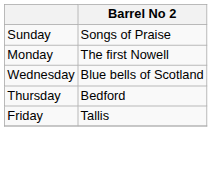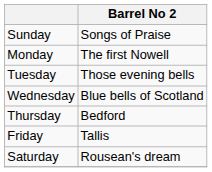+ row: (32, 75)
+ row: (33, 156)
